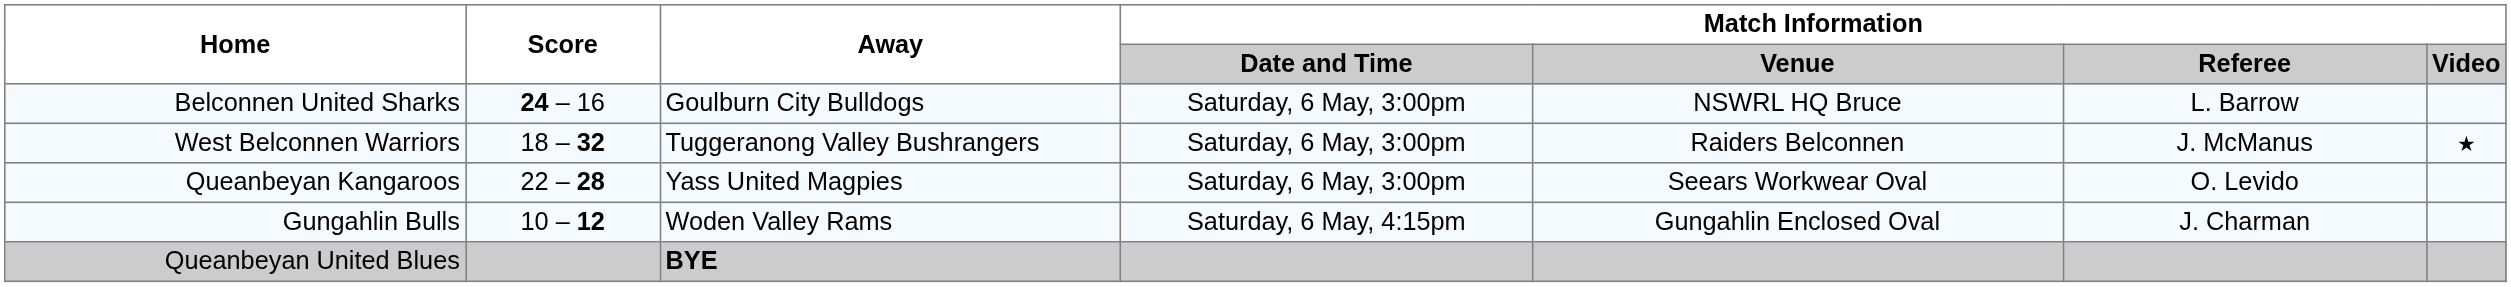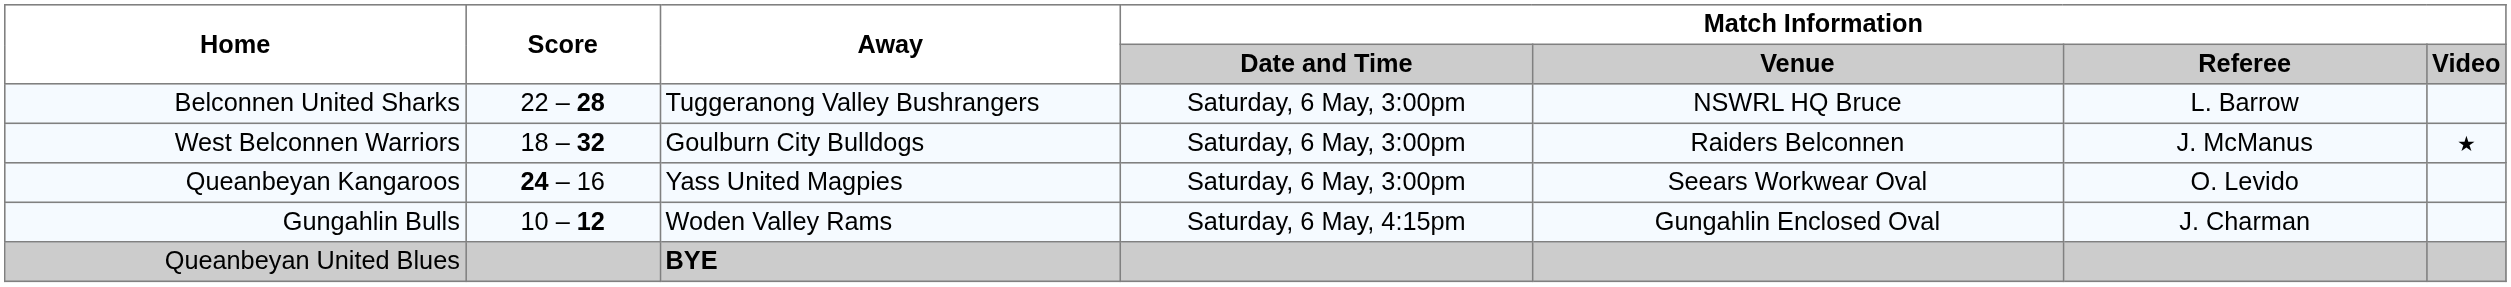(563, 103) 24 – 16 -> (563, 103) 22 – 28
(795, 103) Goulburn City Bulldogs -> (852, 103) Tuggeranong Valley Bushrangers
(852, 142) Tuggeranong Valley Bushrangers -> (795, 142) Goulburn City Bulldogs
(563, 182) 22 – 28 -> (563, 182) 24 – 16
